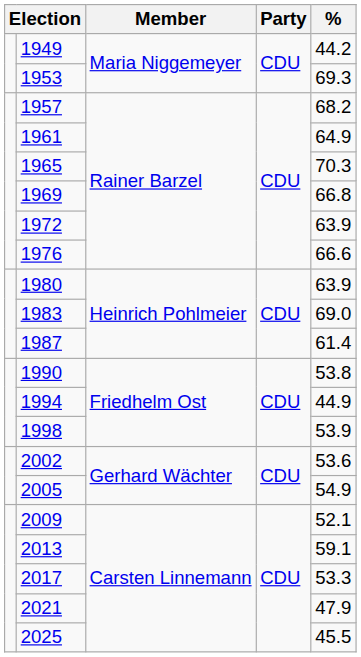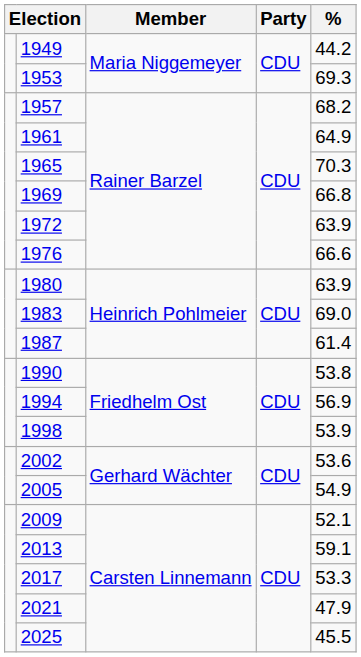(333, 401) 44.9 -> (333, 401) 56.9
